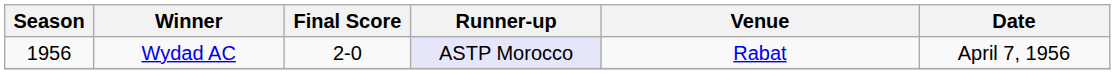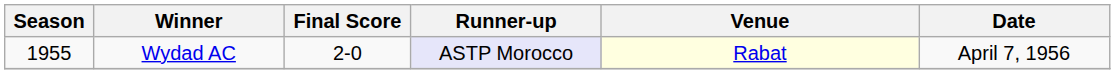(49, 53) 1956 -> (49, 53) 1955
(760, 53) no background -> (760, 53) lightyellow background
